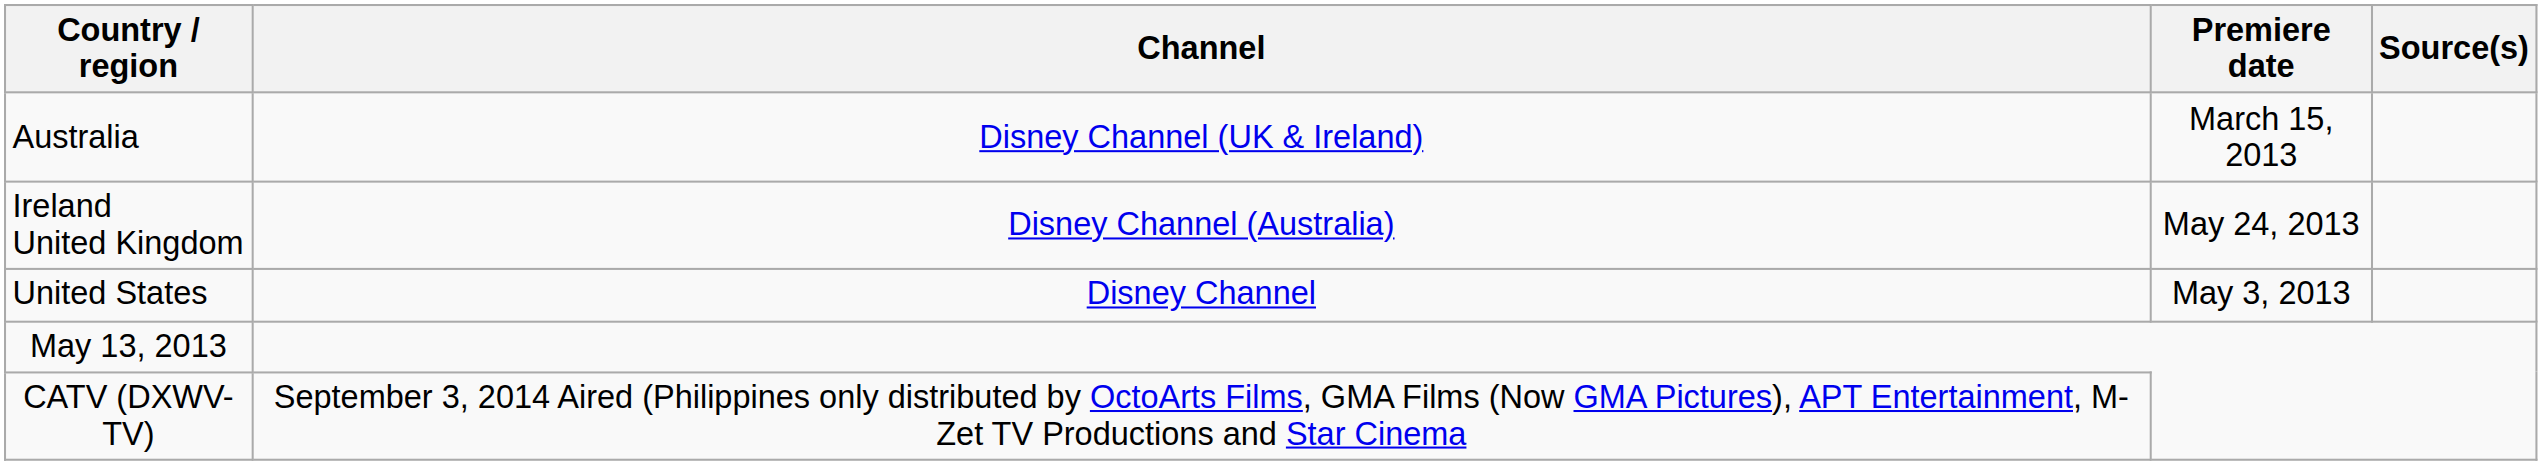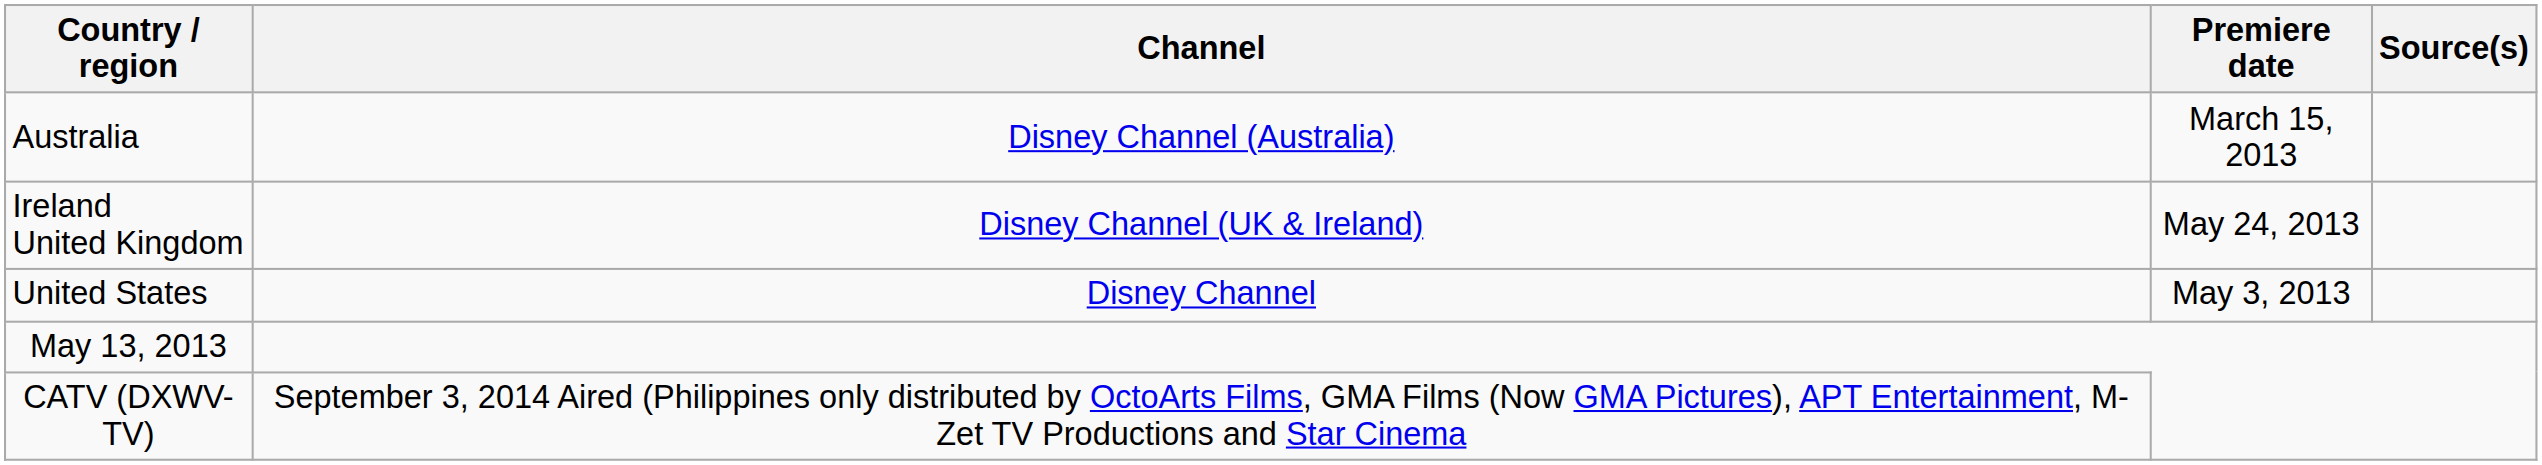(1201, 136) Disney Channel (UK & Ireland) -> (1201, 136) Disney Channel (Australia)
(1201, 224) Disney Channel (Australia) -> (1201, 224) Disney Channel (UK & Ireland)
